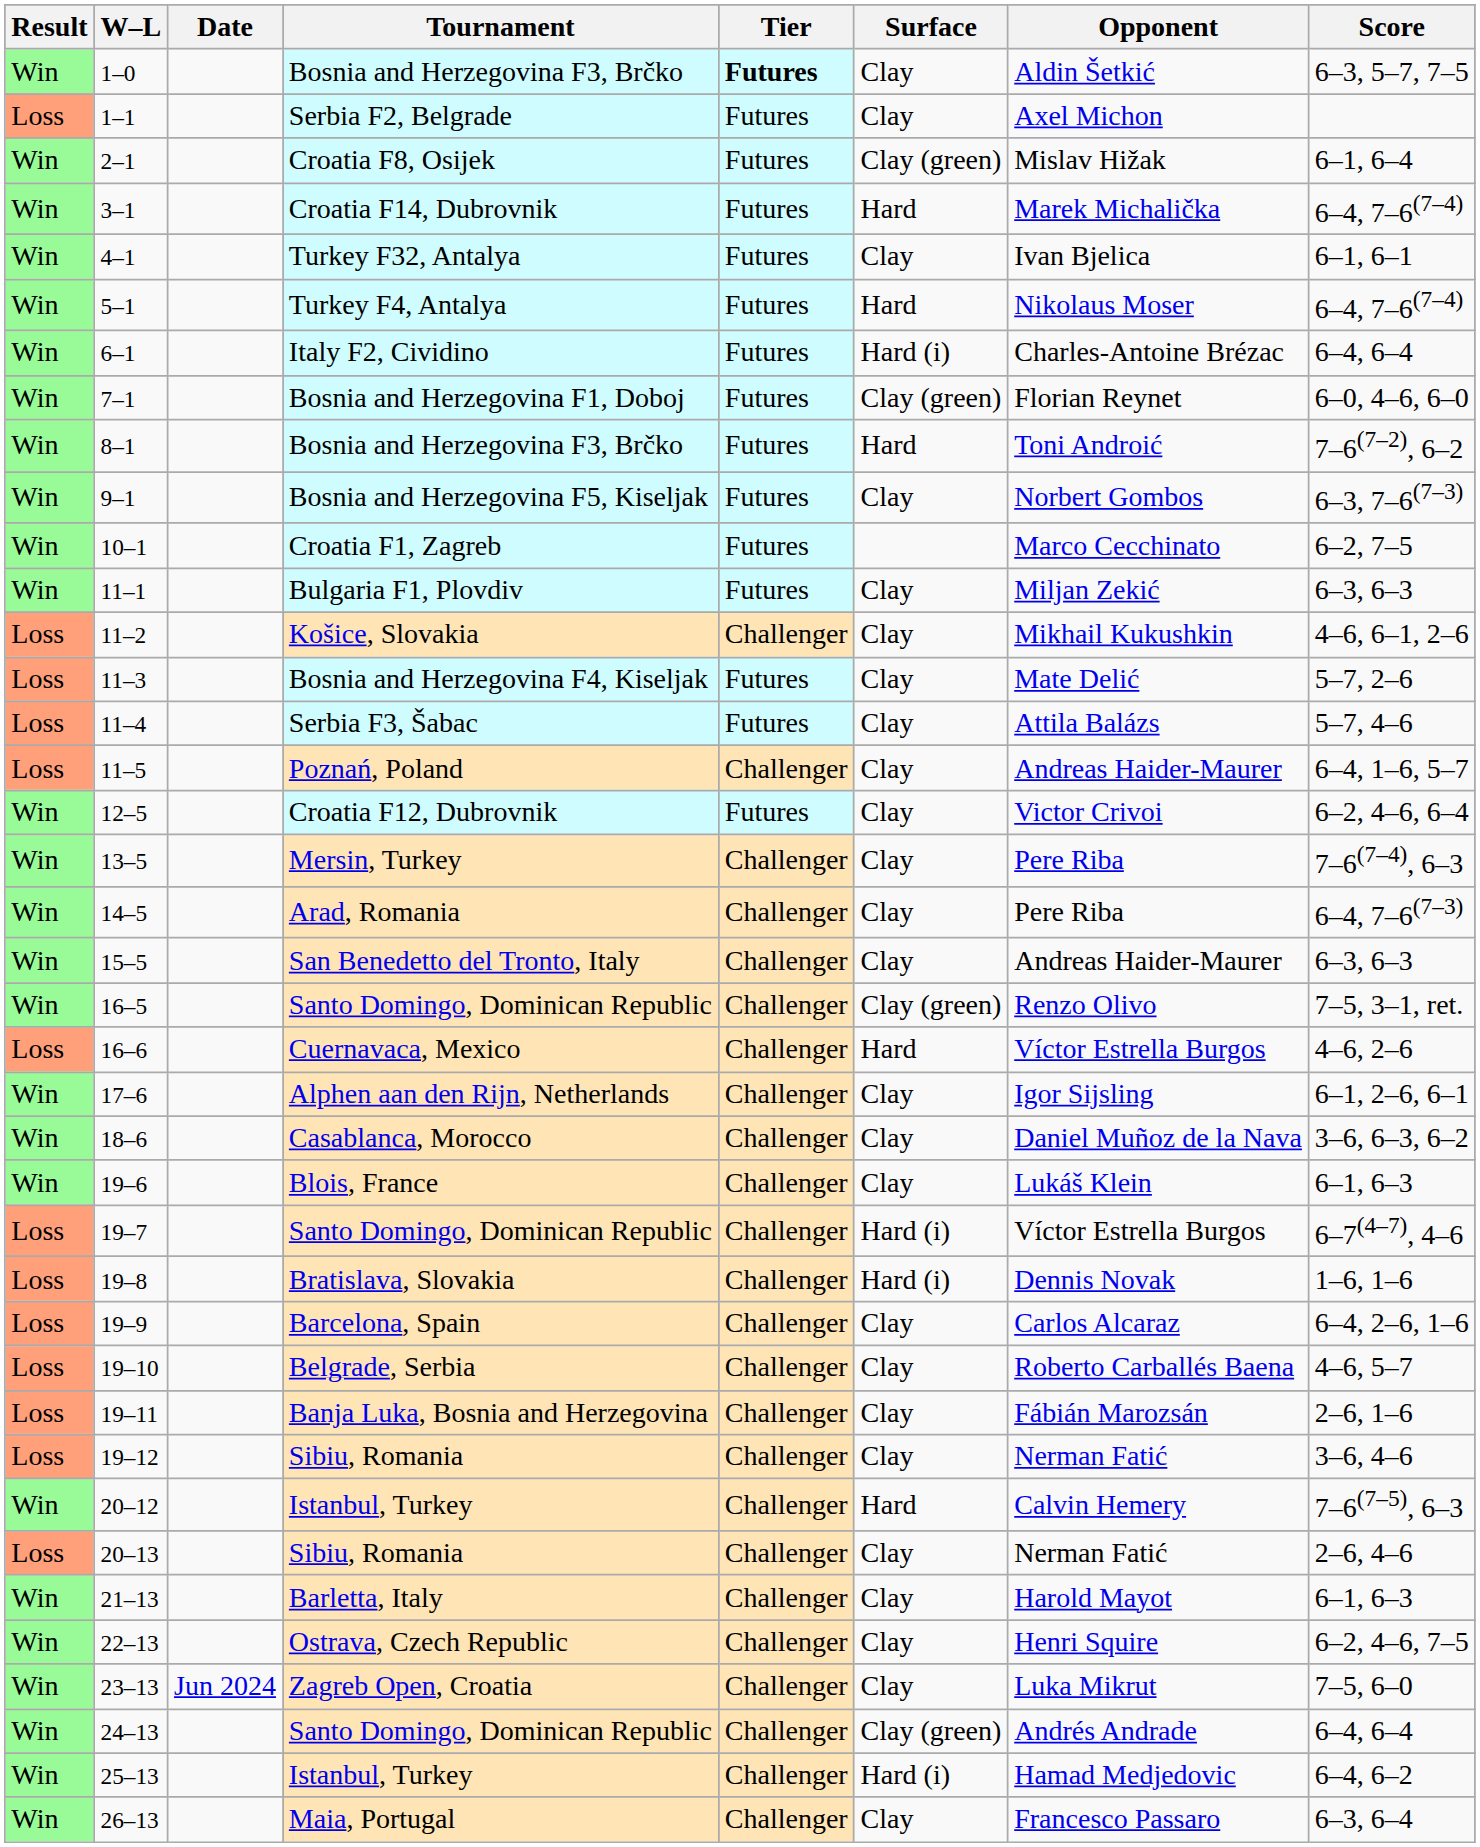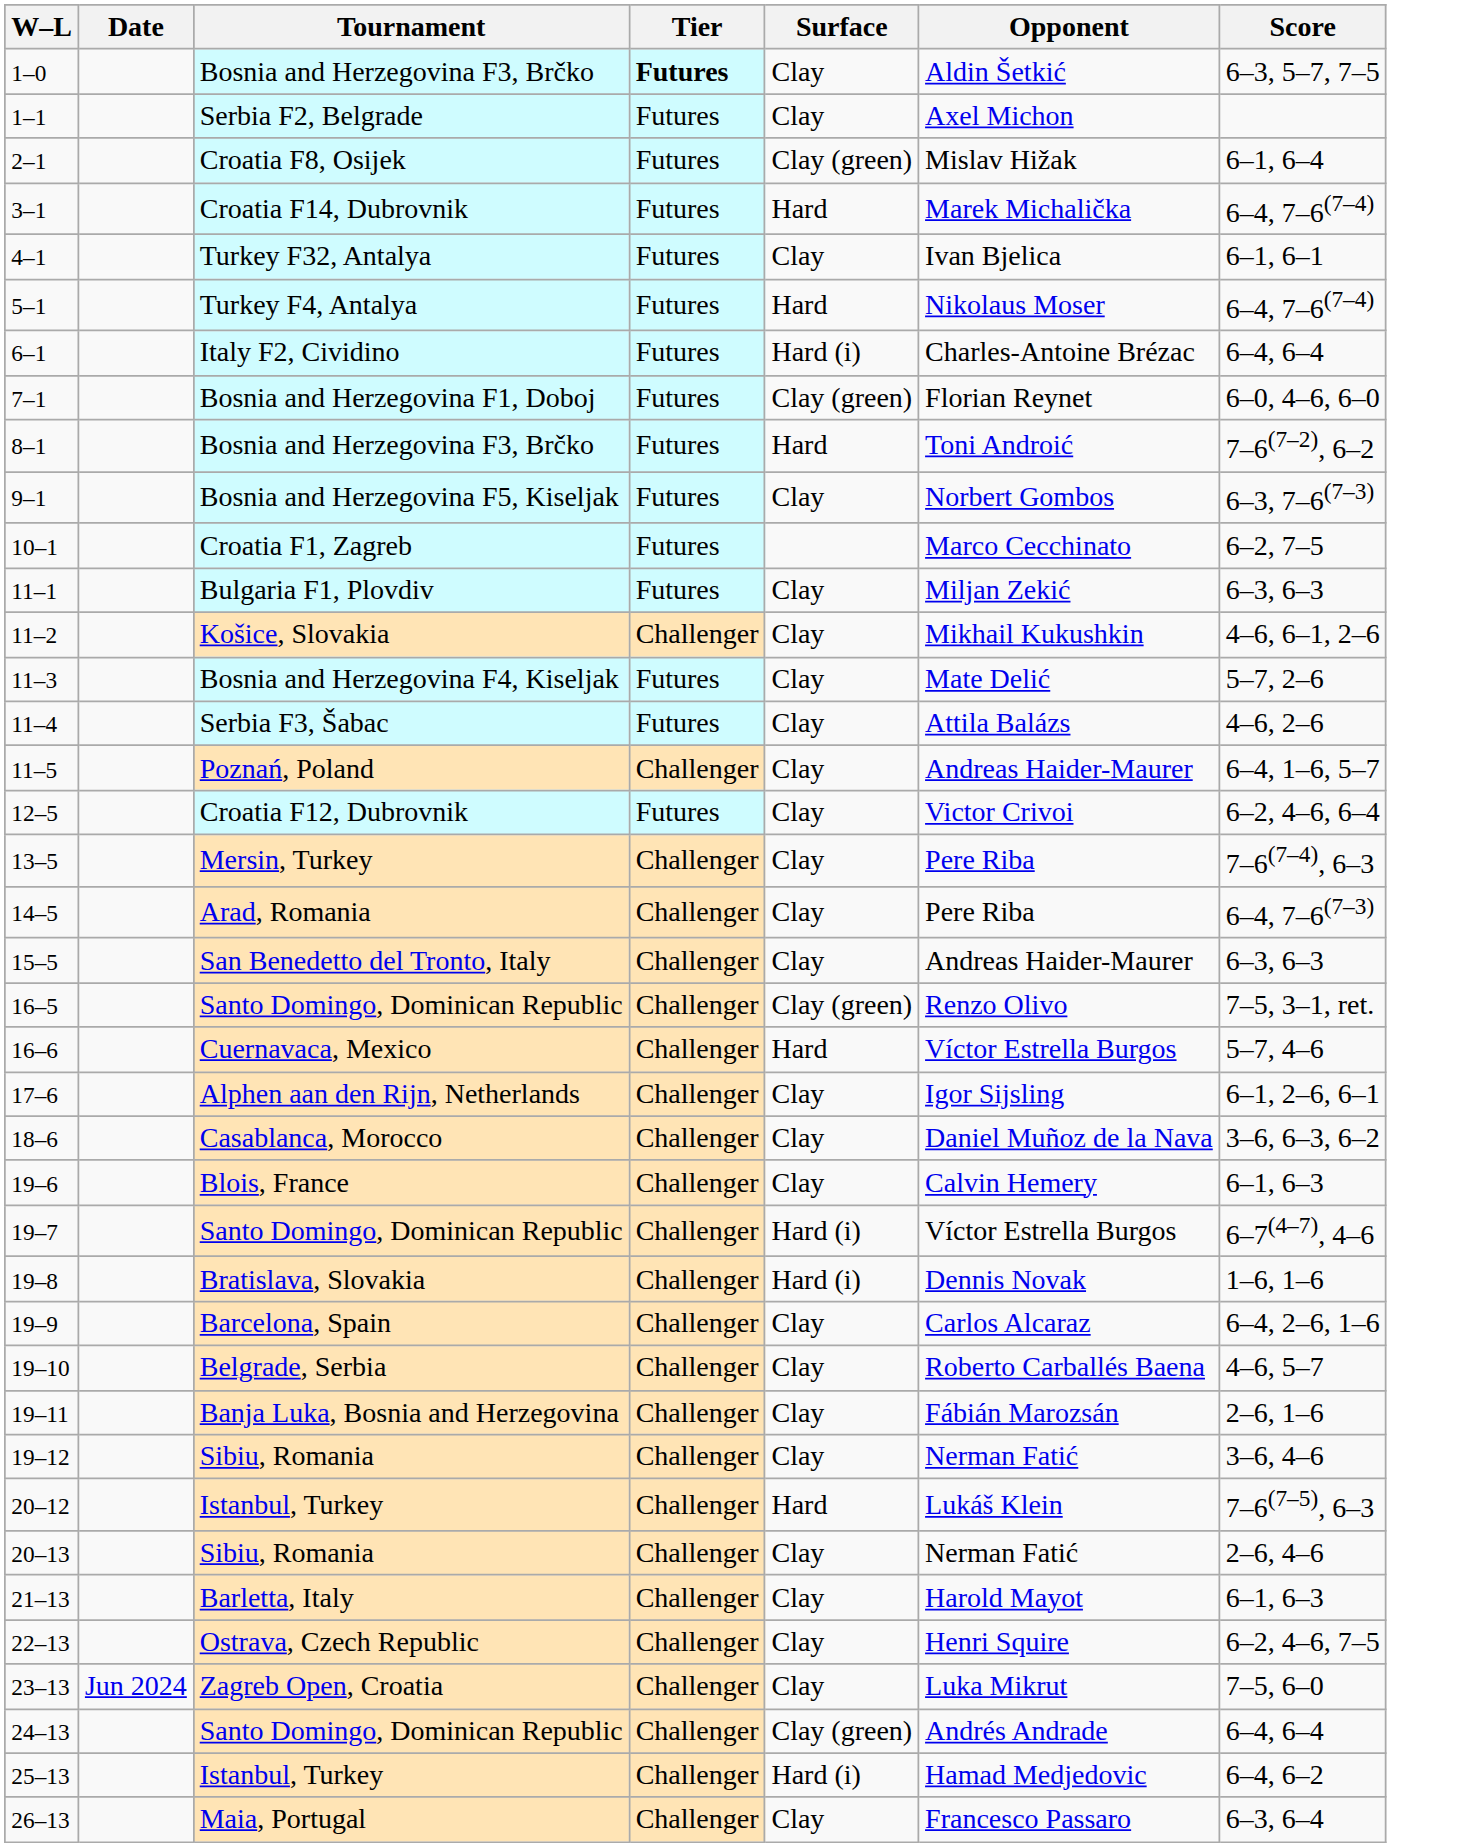- column: (49, 26)
(1364, 723) 5–7, 4–6 -> (1275, 723) 4–6, 2–6
(1364, 1049) 4–6, 2–6 -> (1275, 1049) 5–7, 4–6
(1083, 1182) Lukáš Klein -> (1011, 1182) Calvin Hemery
(1100, 1504) Calvin Hemery -> (994, 1504) Lukáš Klein
